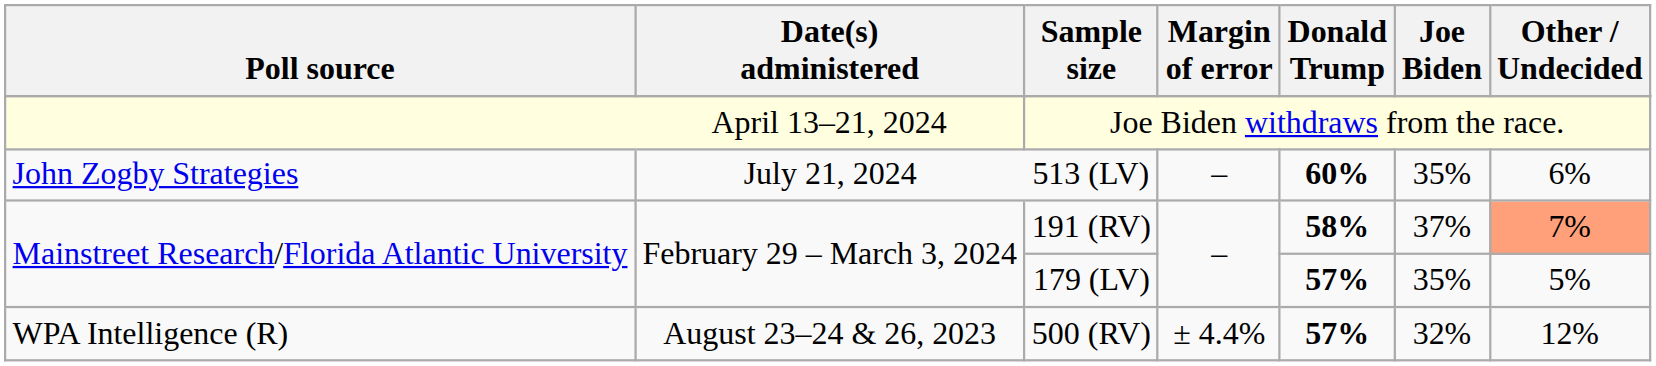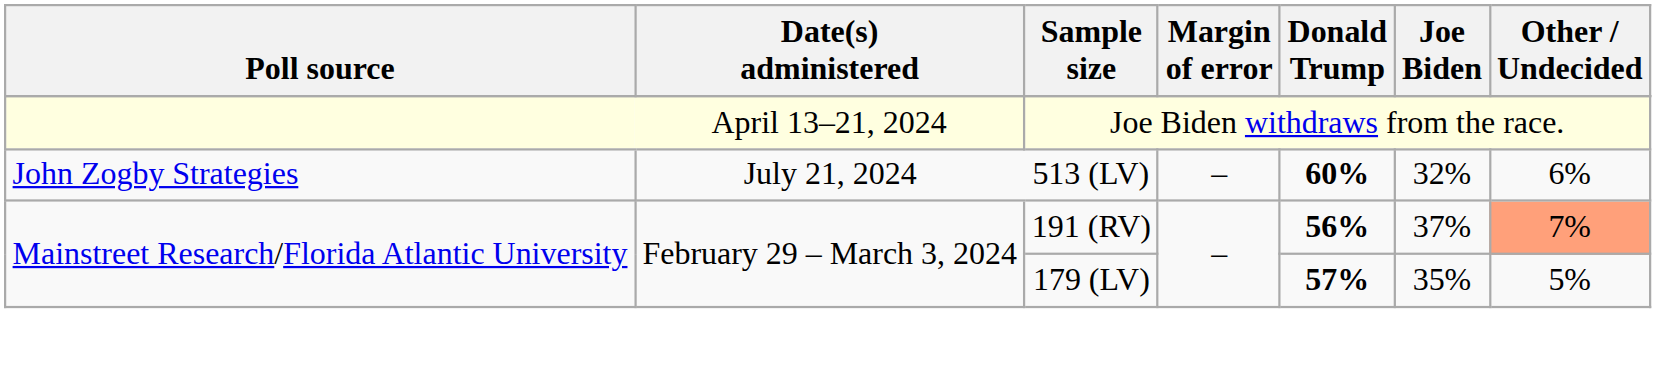(1442, 174) 35% -> (1442, 174) 32%
(1337, 227) 58% -> (1337, 227) 56%
- row: (1091, 332)
